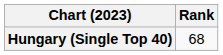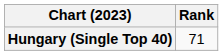(197, 38) 68 -> (197, 38) 71
